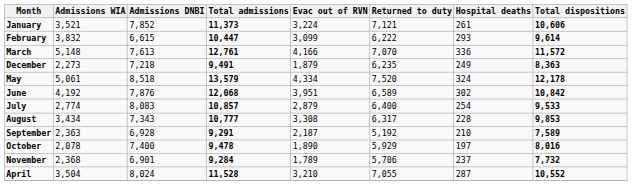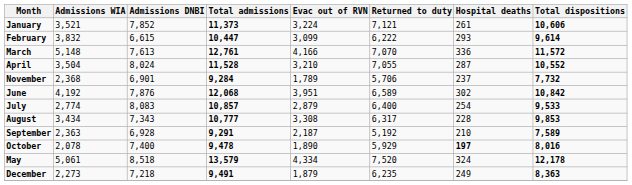rows swapped: (19, 174) <-> (26, 65)
rows swapped: (14, 79) <-> (26, 160)
(463, 147) normal -> (463, 147) bold
